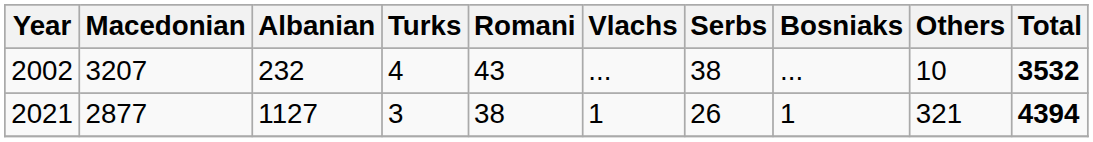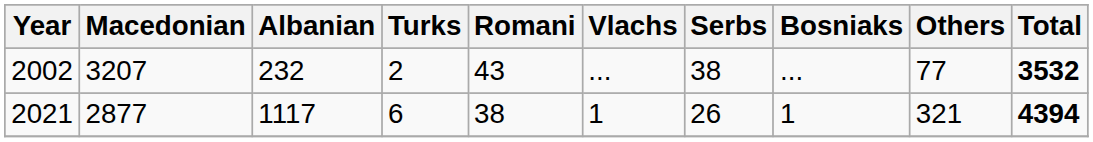(396, 70) 4 -> (396, 70) 2
(931, 70) 10 -> (931, 70) 77
(288, 114) 1127 -> (287, 114) 1117
(396, 114) 3 -> (396, 114) 6
